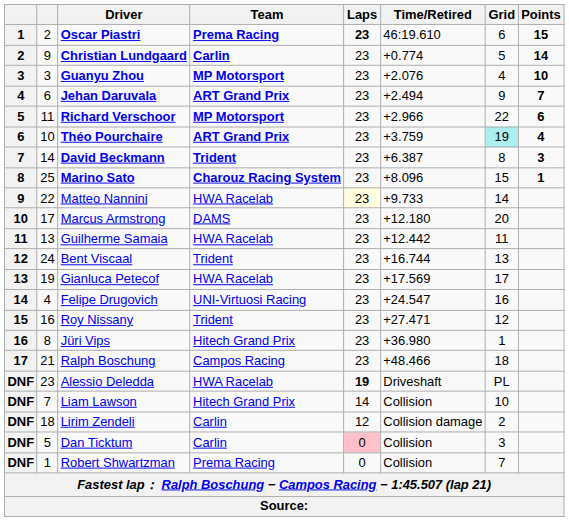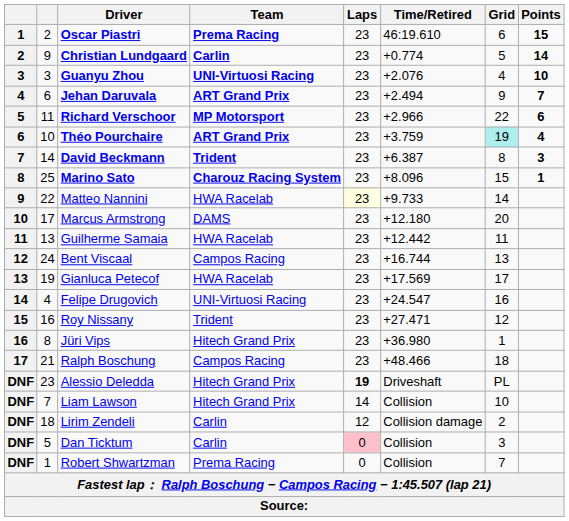(362, 35) bold -> (362, 35) normal
(239, 75) MP Motorsport -> (254, 75) UNI-Virtuosi Racing
(213, 259) Trident -> (239, 259) Campos Racing
(233, 381) HWA Racelab -> (244, 381) Hitech Grand Prix
